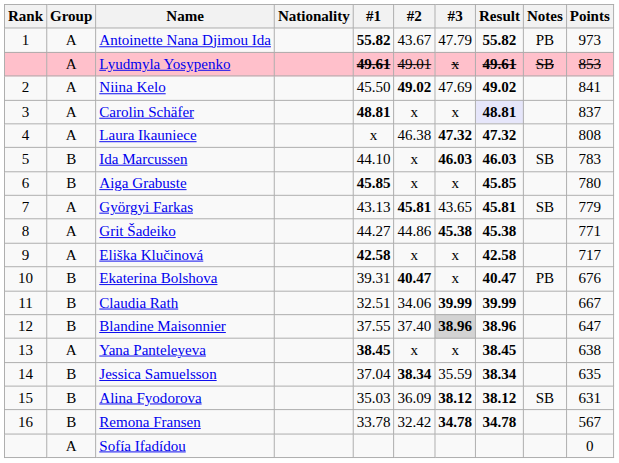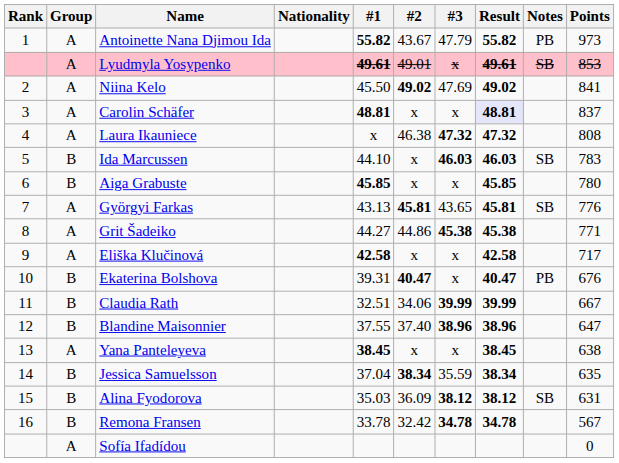(590, 207) 779 -> (590, 207) 776
(455, 326) lightgrey background -> (455, 326) no background
